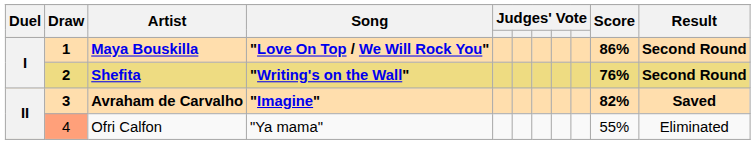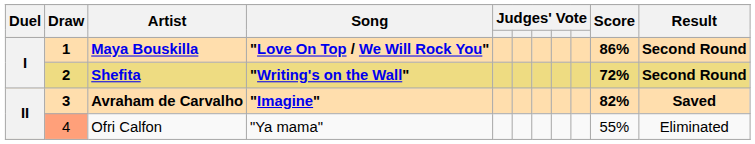(614, 76) 76% -> (614, 76) 72%
